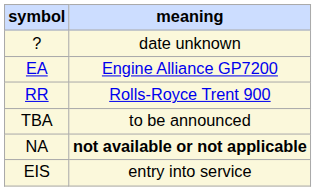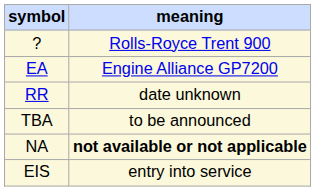(190, 43) date unknown -> (190, 43) Rolls-Royce Trent 900
(190, 95) Rolls-Royce Trent 900 -> (190, 95) date unknown
